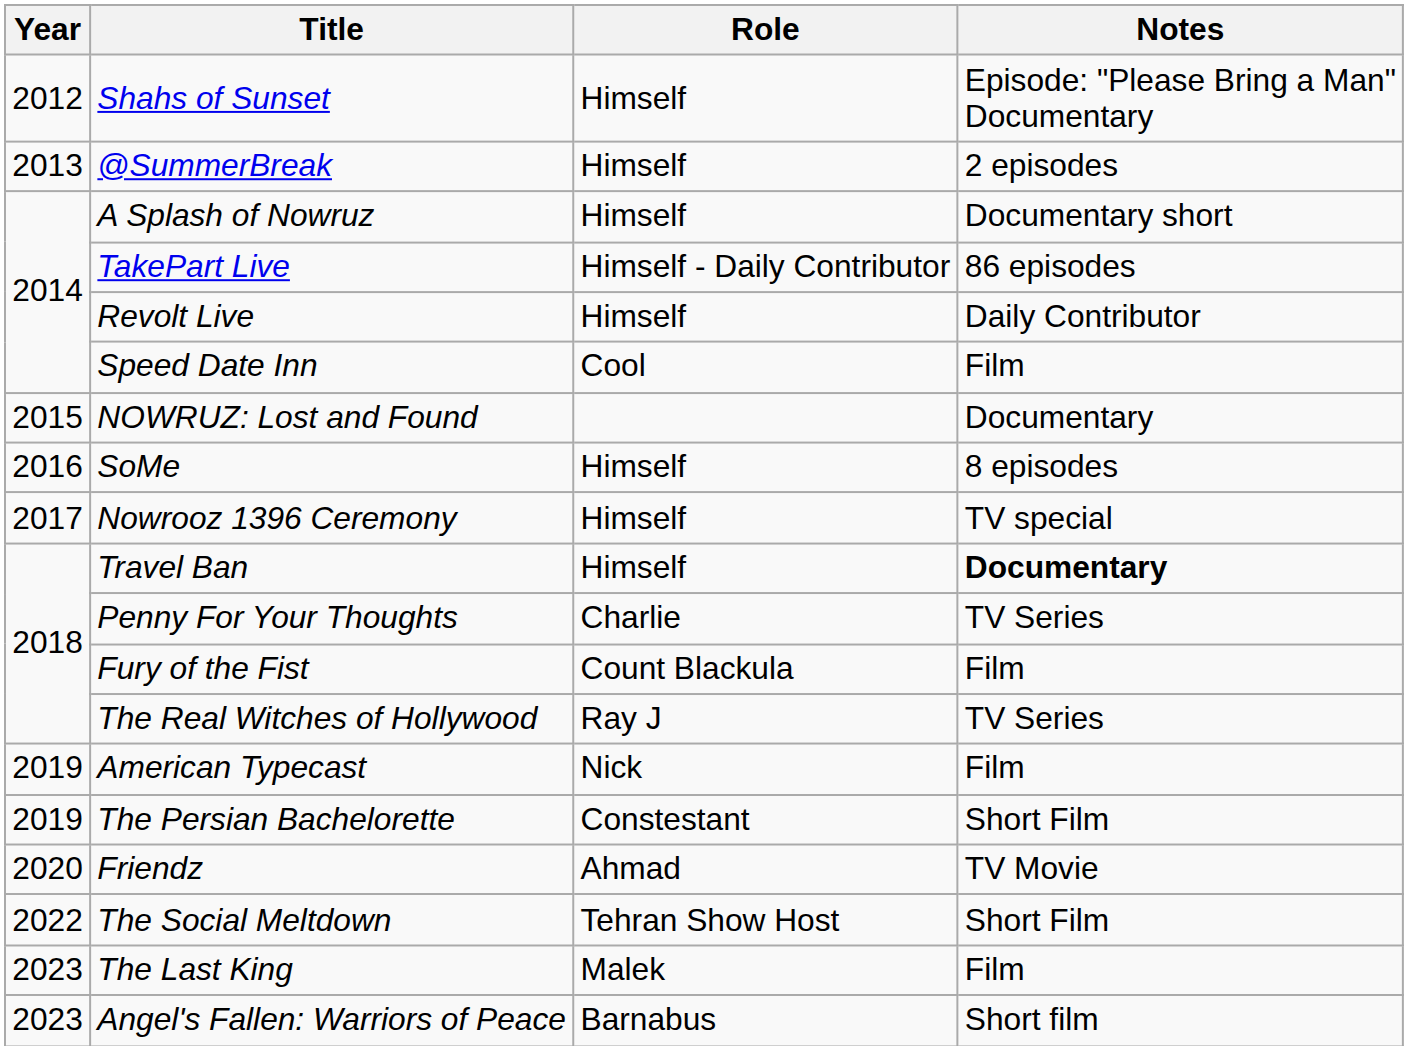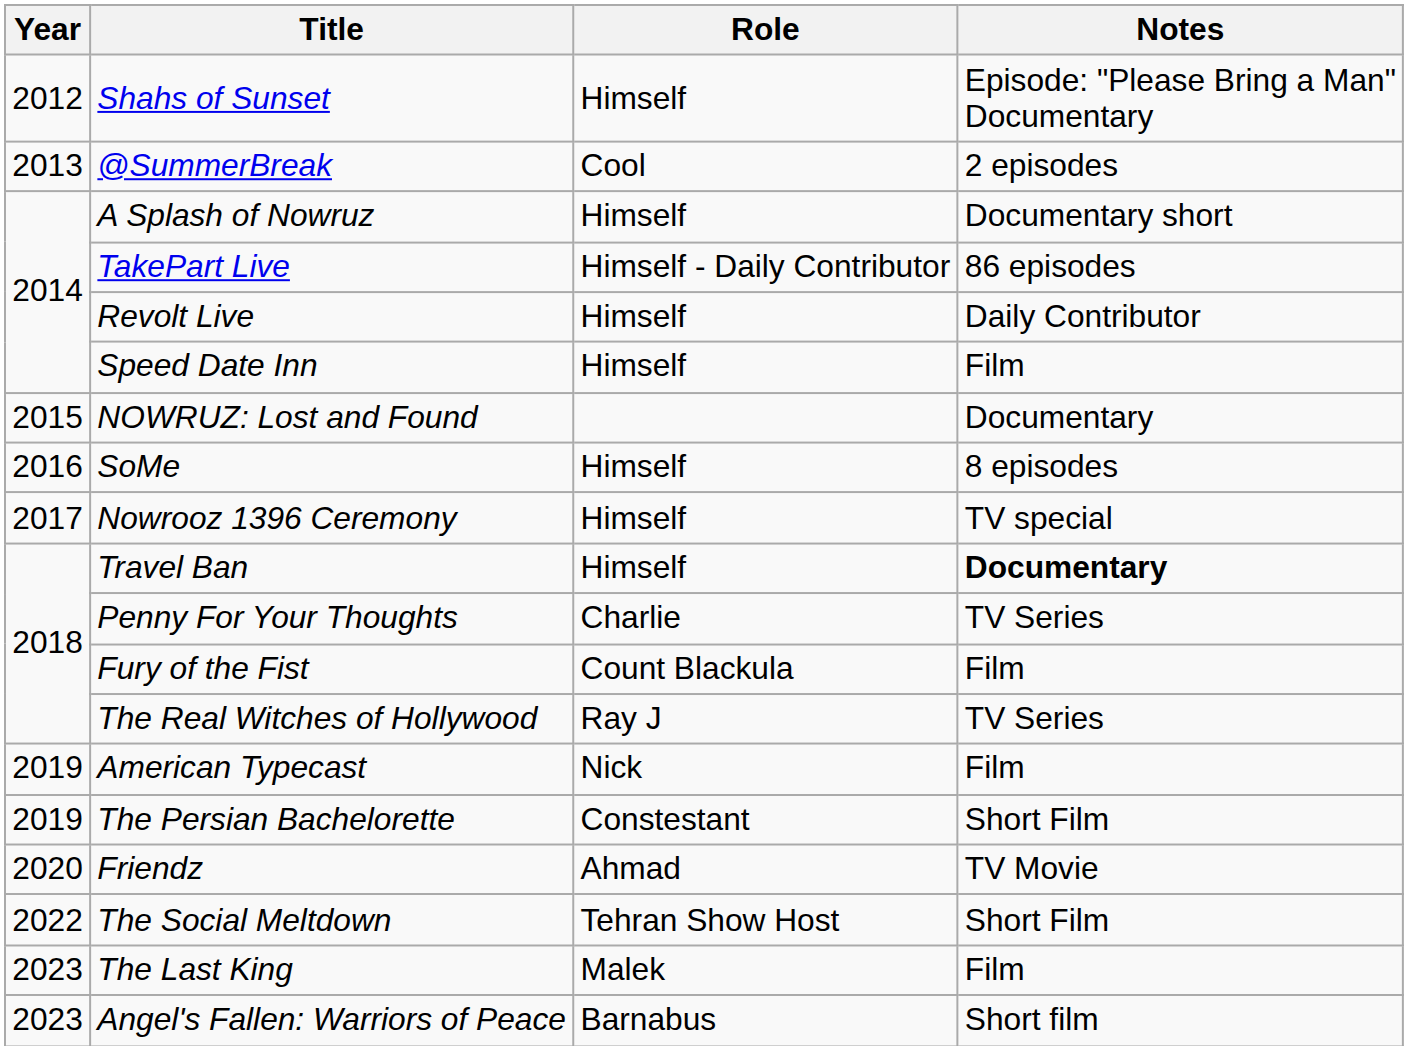(633, 165) Himself -> (613, 165) Cool
(613, 366) Cool -> (633, 366) Himself
